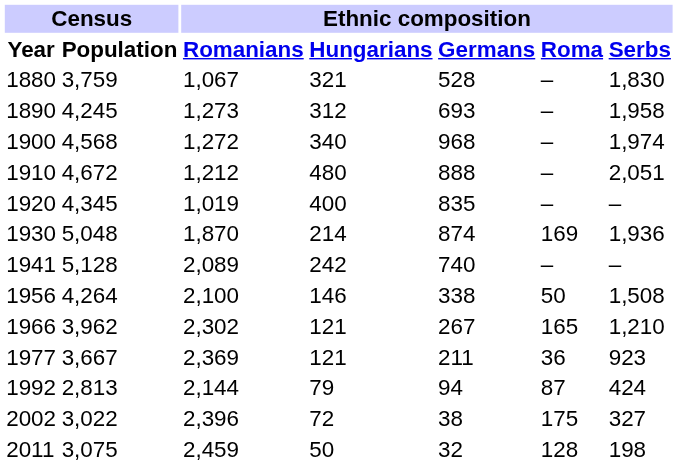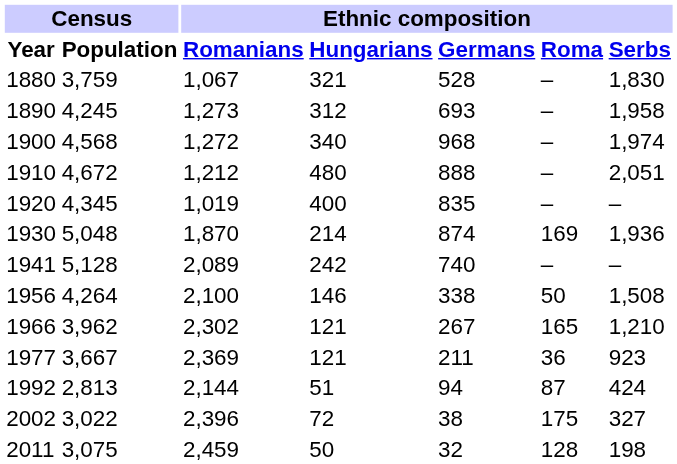(322, 388) 79 -> (322, 388) 51
